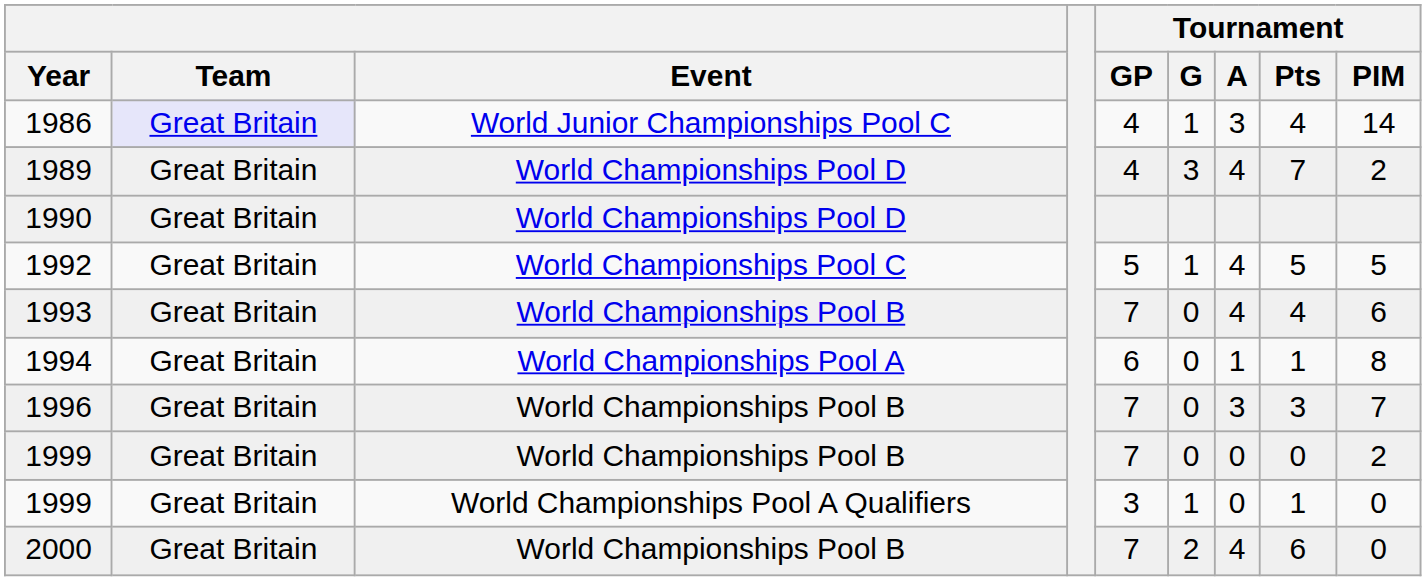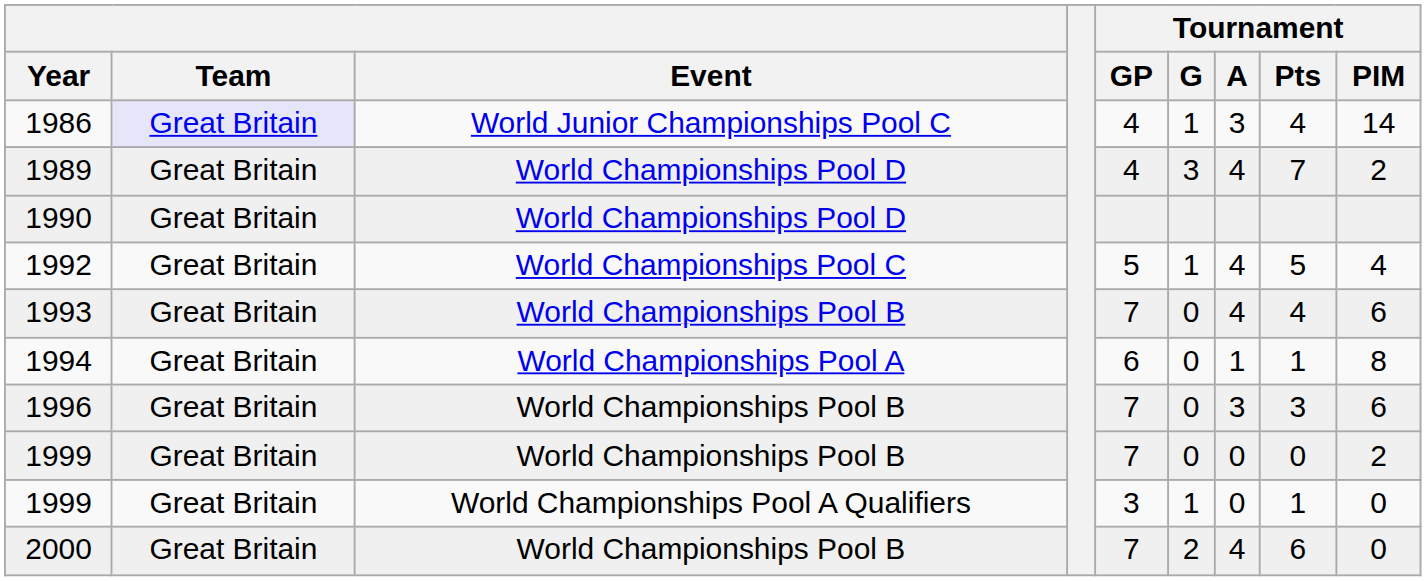(1379, 265) 5 -> (1379, 265) 4
(1379, 407) 7 -> (1379, 407) 6
